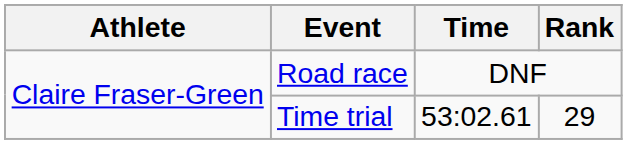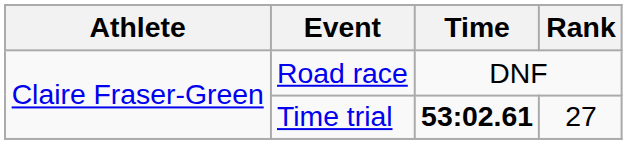(476, 117) normal -> (477, 117) bold
(579, 117) 29 -> (581, 117) 27
